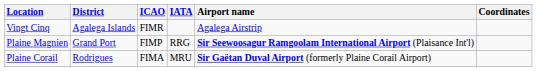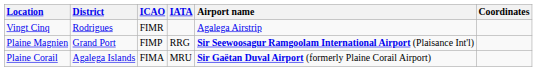(104, 27) Agalega Islands -> (93, 27) Rodrigues
(93, 58) Rodrigues -> (104, 58) Agalega Islands
